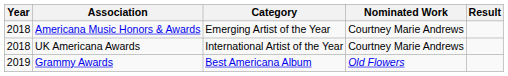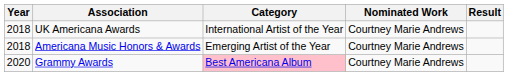rows swapped: (88, 46) <-> (118, 29)
(19, 63) 2019 -> (19, 63) 2020
(258, 63) no background -> (258, 63) pink background
(376, 63) Old Flowers -> (406, 63) Courtney Marie Andrews
